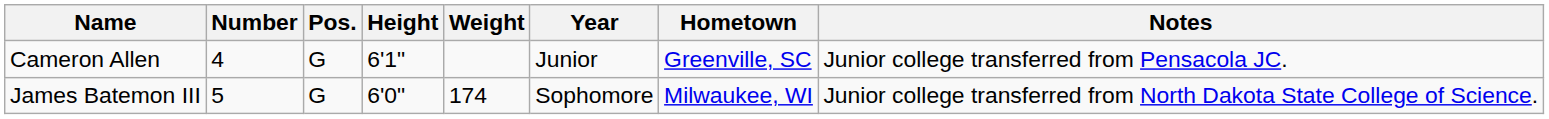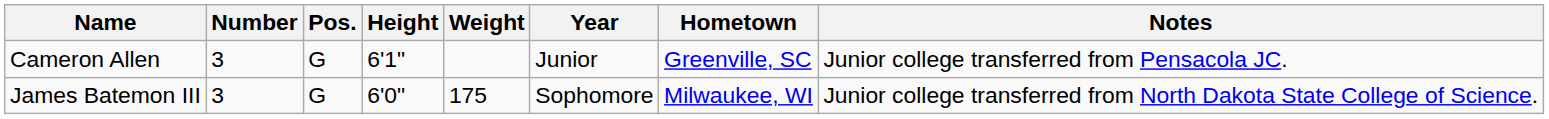(218, 58) 4 -> (218, 58) 3
(218, 95) 5 -> (218, 95) 3
(468, 95) 174 -> (468, 95) 175
